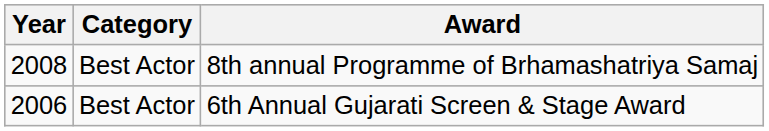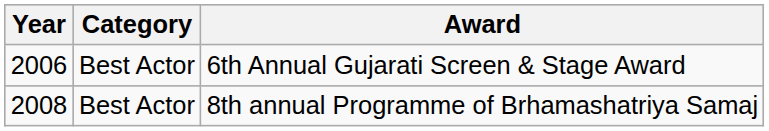rows swapped: (446, 105) <-> (482, 65)
